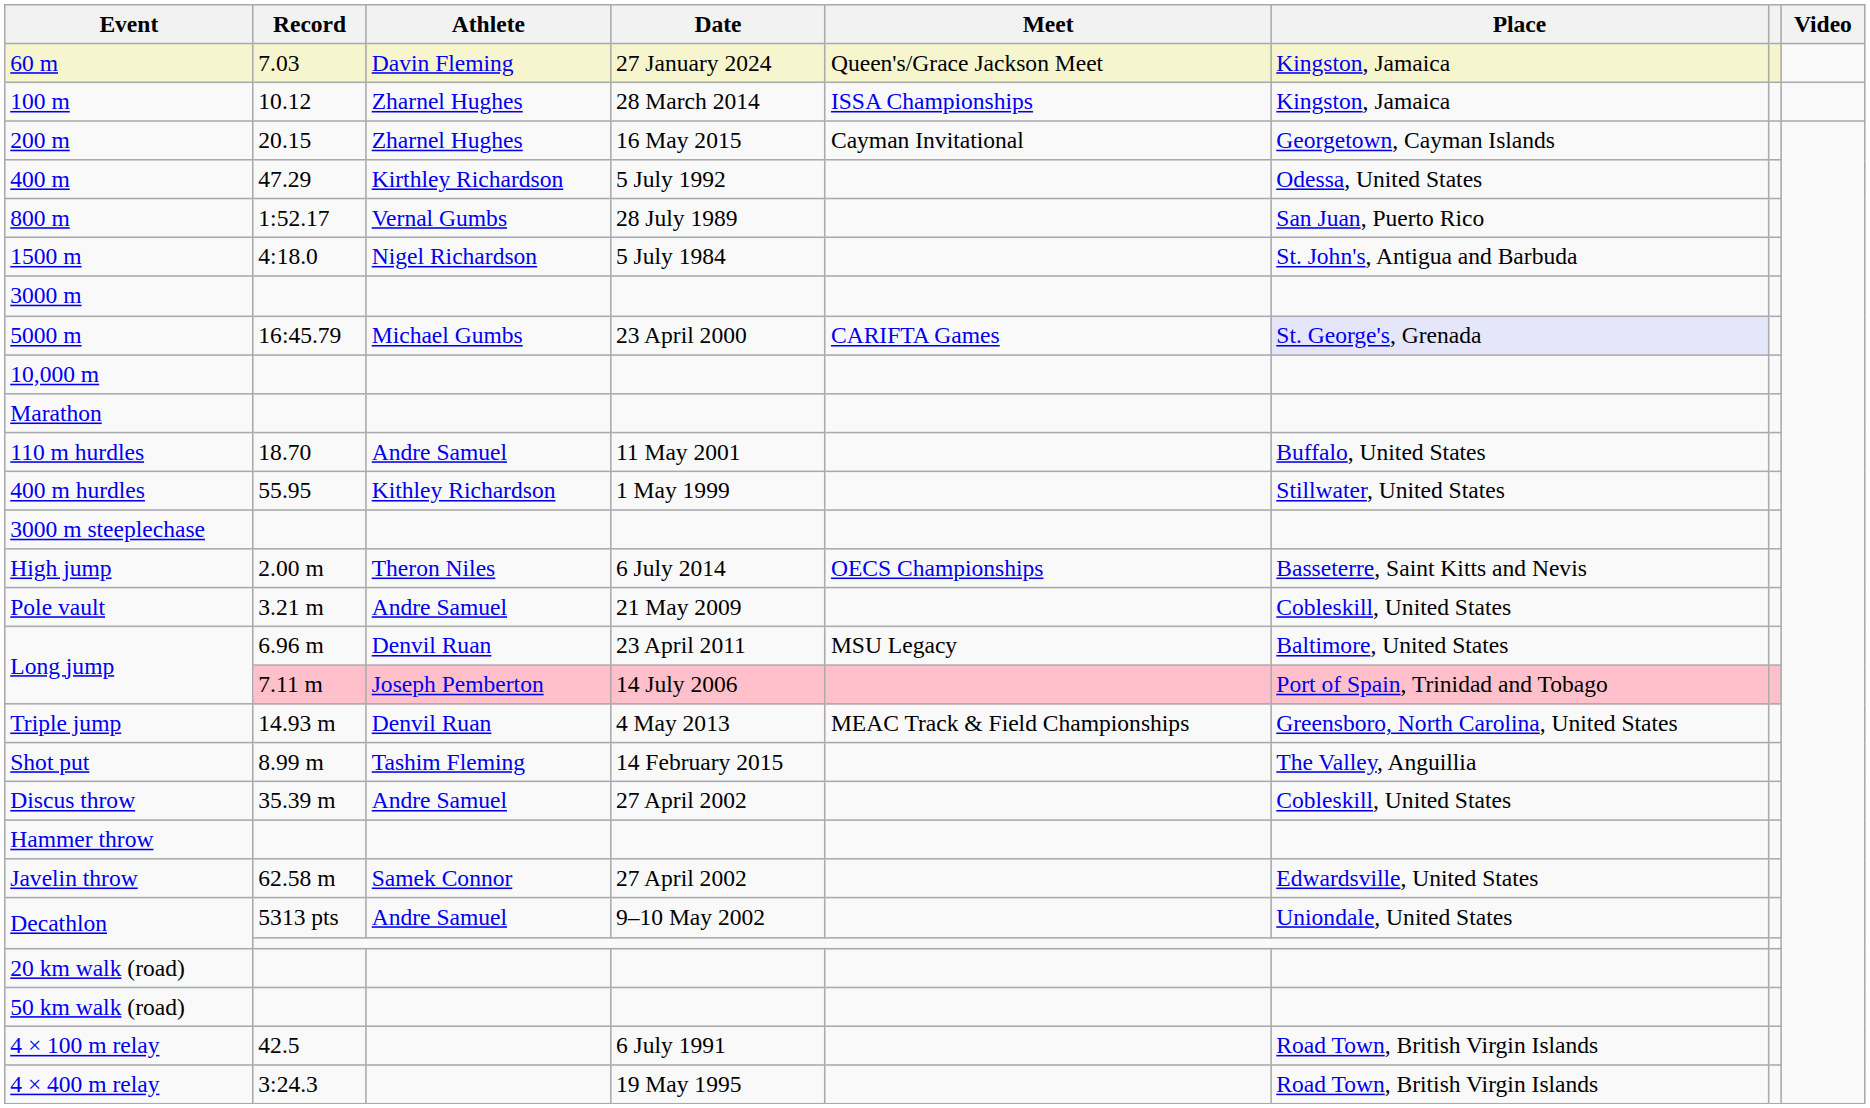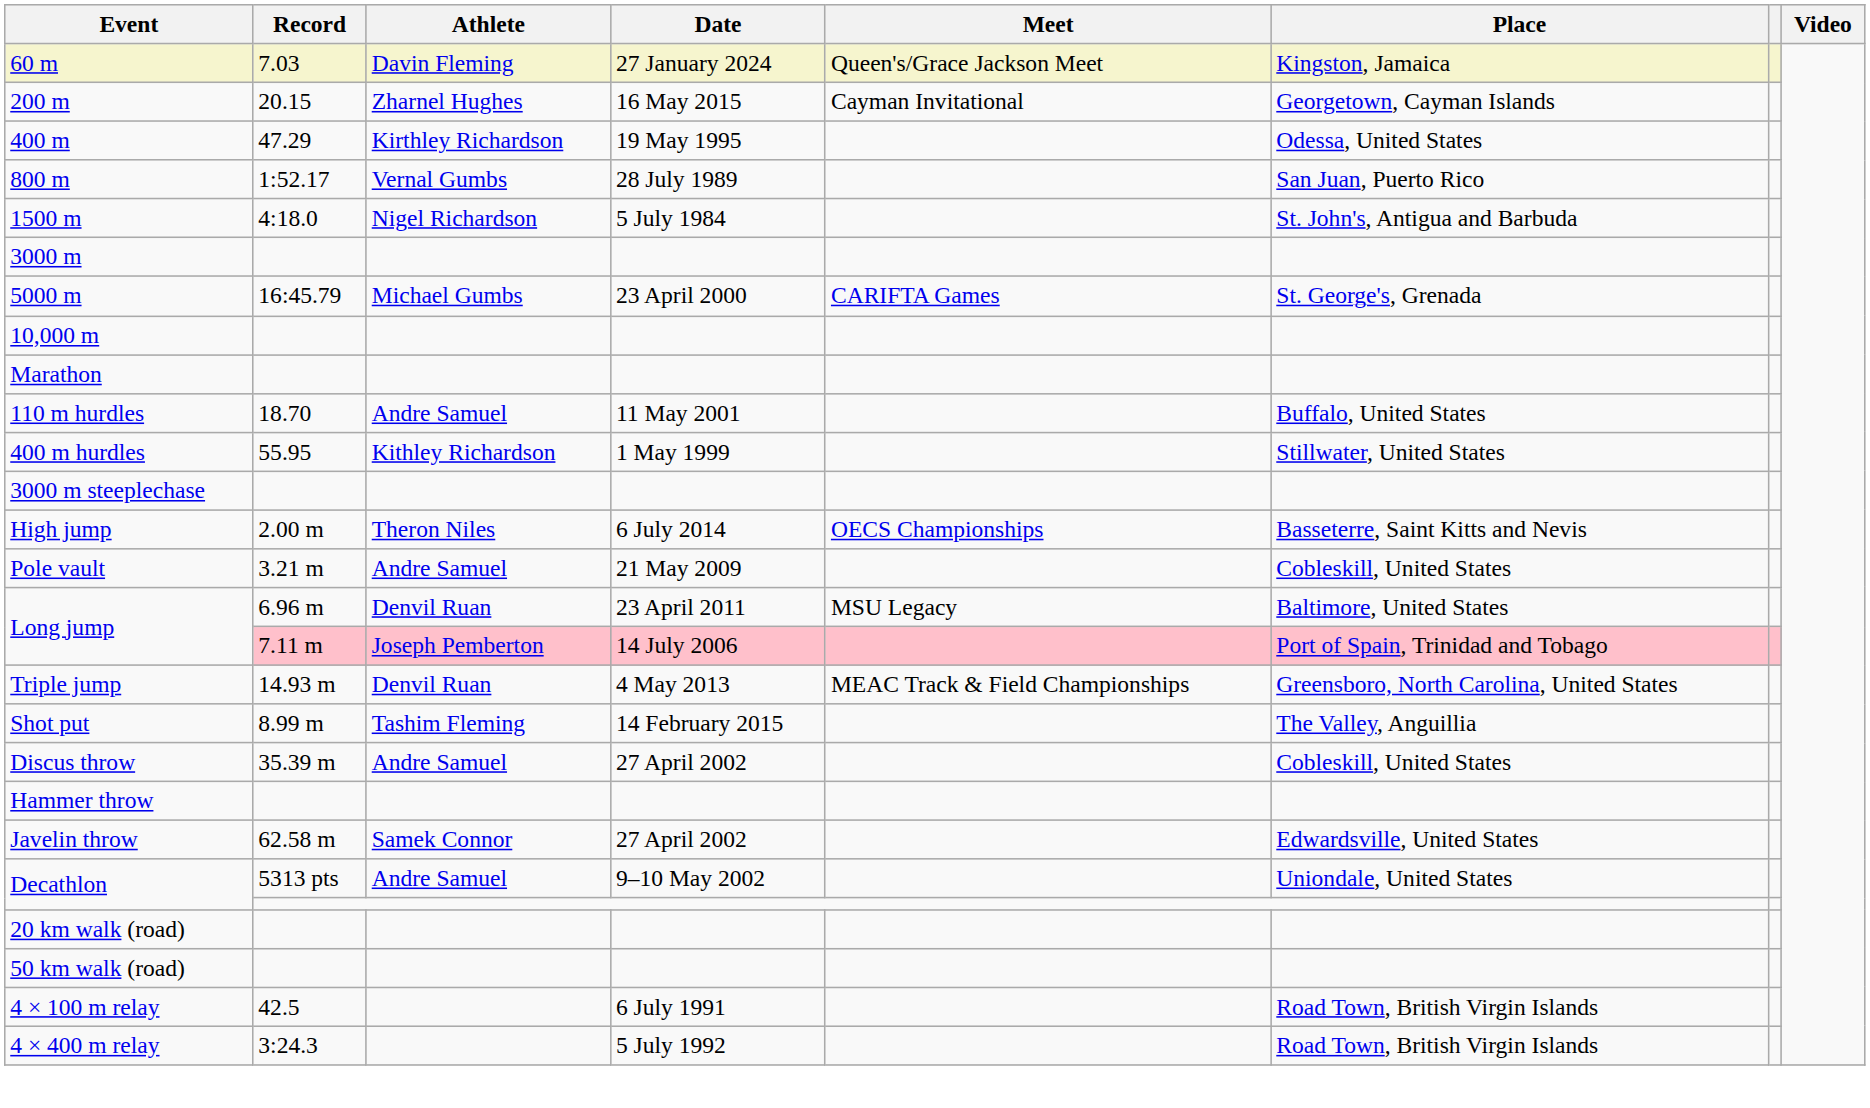- row: (40, 101)
(671, 179) 5 July 1992 -> (679, 140) 19 May 1995
(1379, 334) lavender background -> (1379, 296) no background
(679, 1083) 19 May 1995 -> (671, 1045) 5 July 1992
